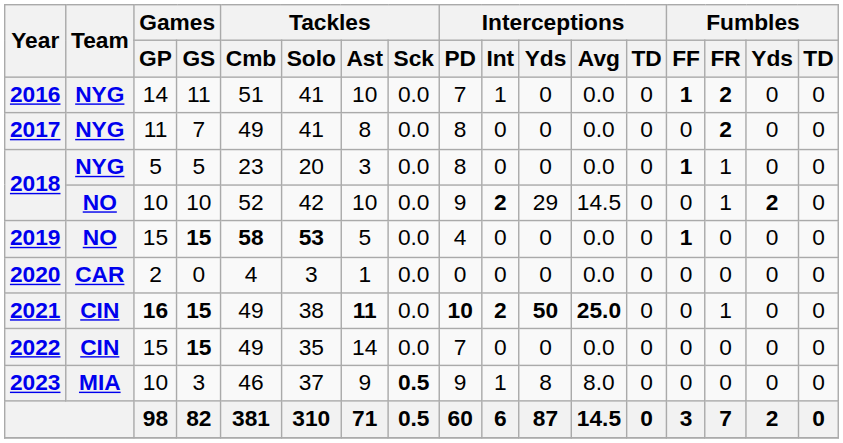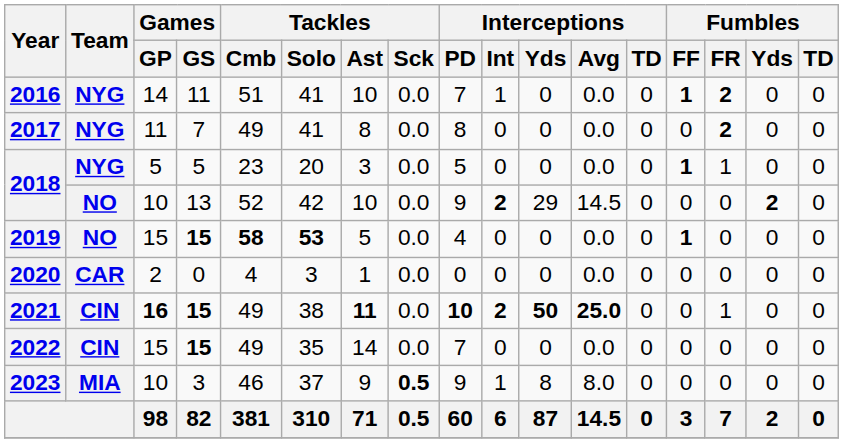(460, 166) 8 -> (460, 166) 5
(199, 202) 10 -> (199, 202) 13
(726, 202) 1 -> (726, 202) 0
